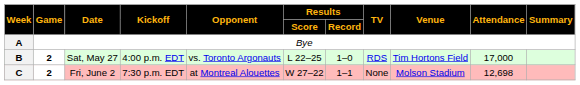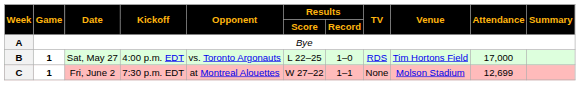(49, 58) 2 -> (49, 58) 1
(49, 73) 2 -> (49, 73) 1
(498, 73) 12,698 -> (498, 73) 12,699
